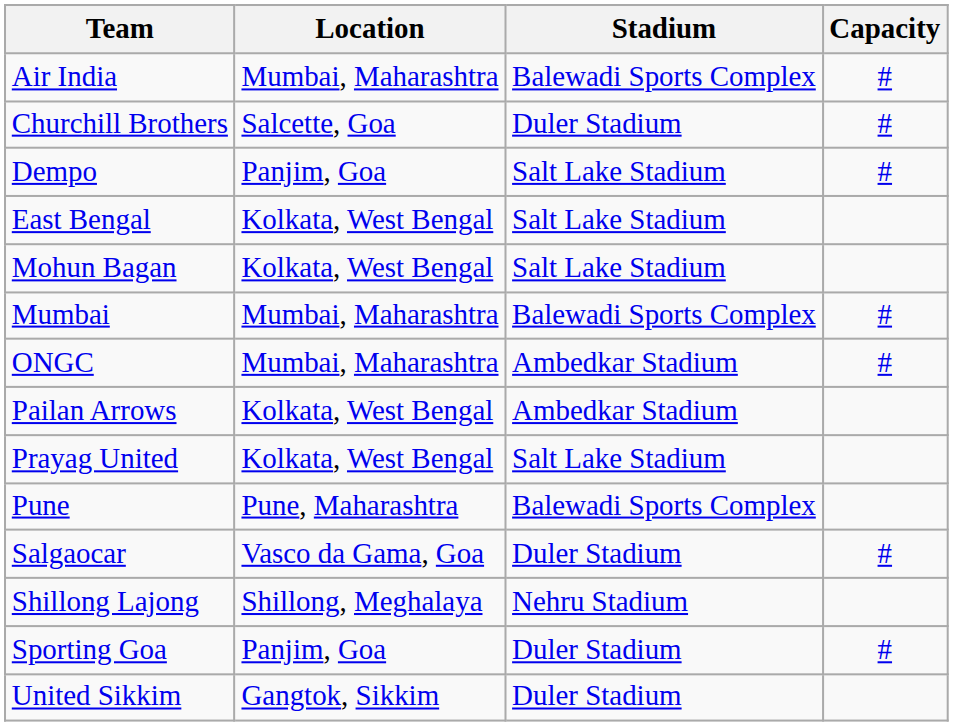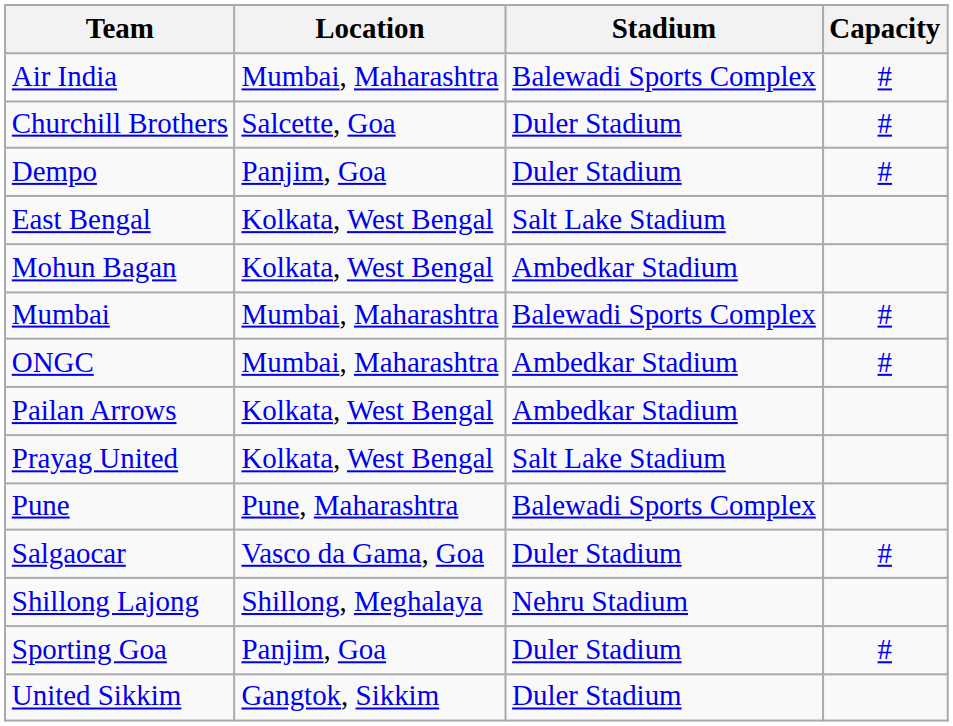(619, 171) Salt Lake Stadium -> (597, 171) Duler Stadium
(619, 267) Salt Lake Stadium -> (625, 267) Ambedkar Stadium
